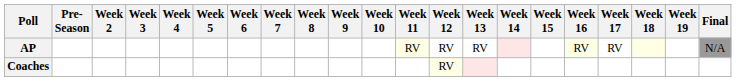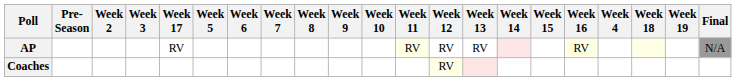columns swapped: (177, 21) <-> (615, 21)
